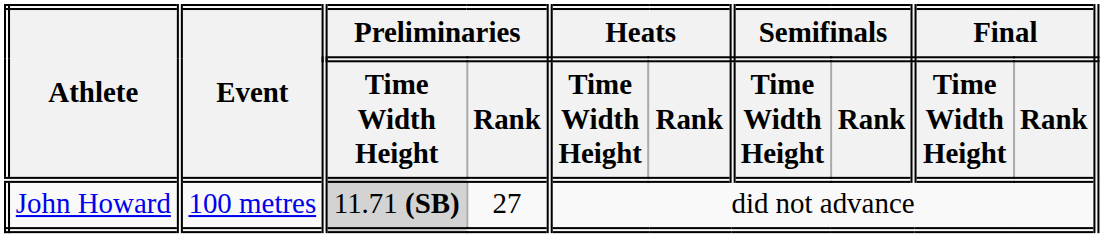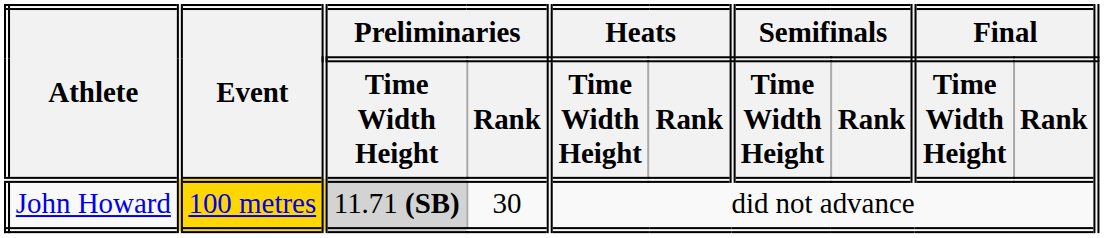(252, 204) no background -> (252, 204) gold background
(507, 204) 27 -> (507, 204) 30
